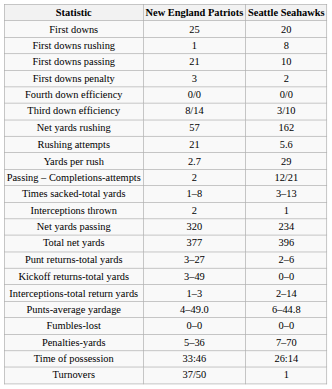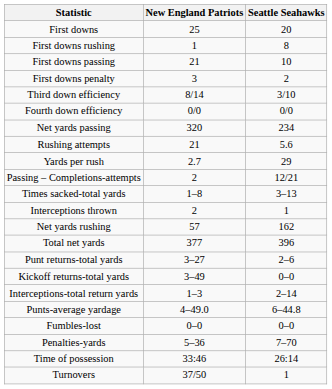rows swapped: (74, 111) <-> (74, 95)
rows swapped: (74, 128) <-> (74, 227)
